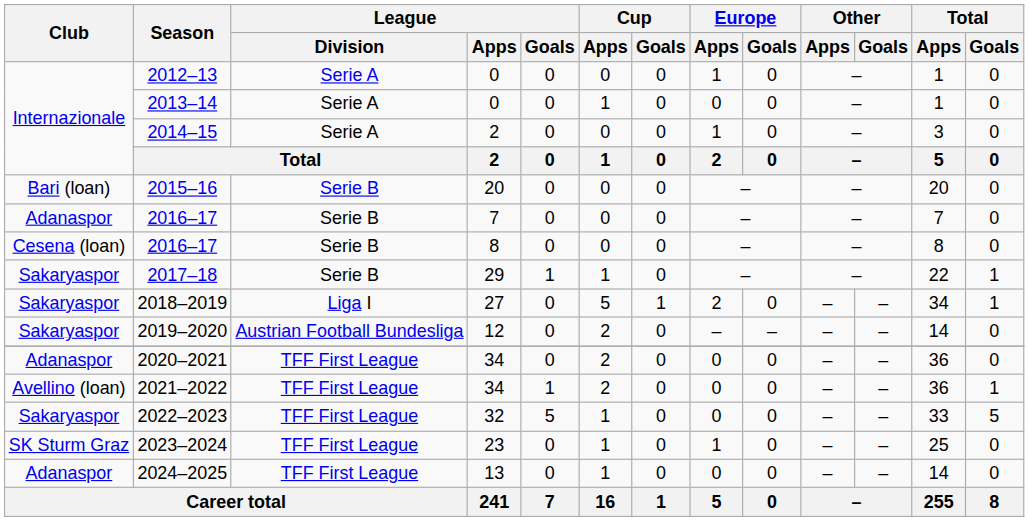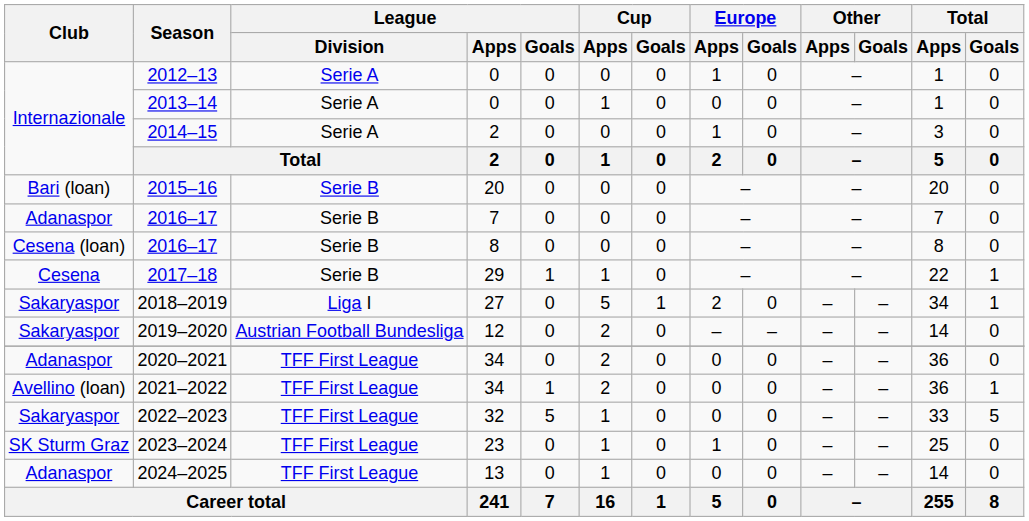(69, 274) Sakaryaspor -> (69, 274) Cesena
